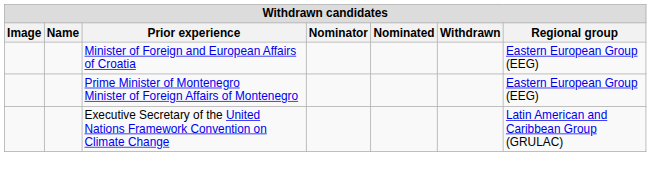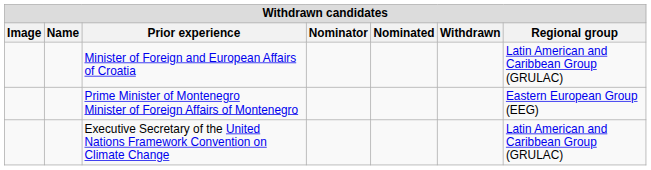(572, 58) Eastern European Group (EEG) -> (557, 64) Latin American and Caribbean Group (GRULAC)
